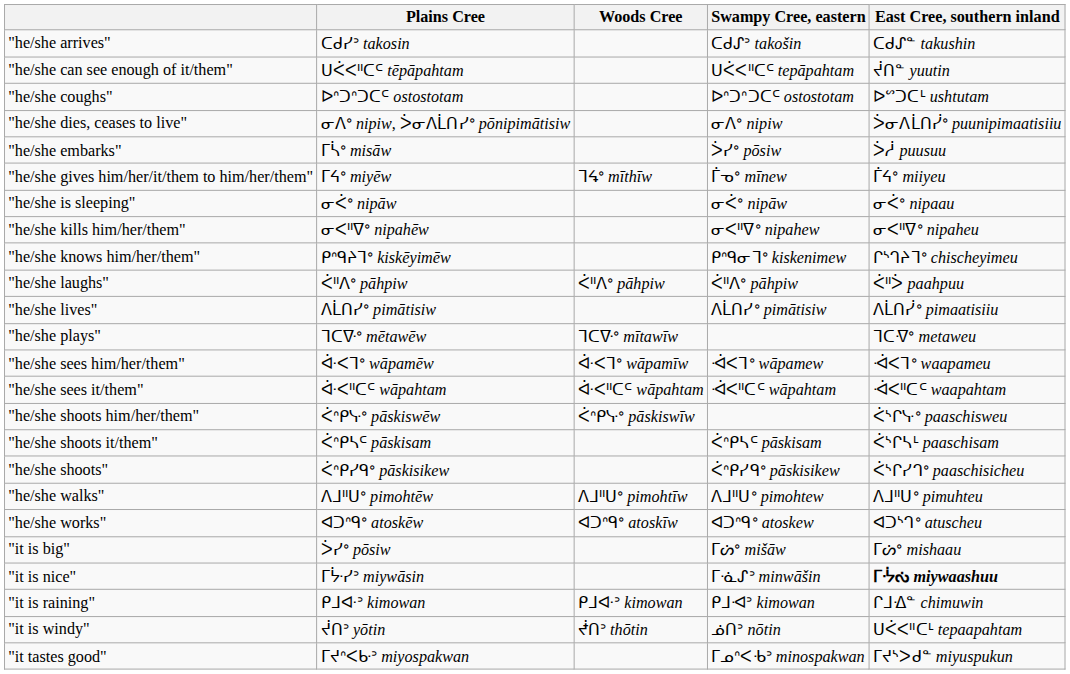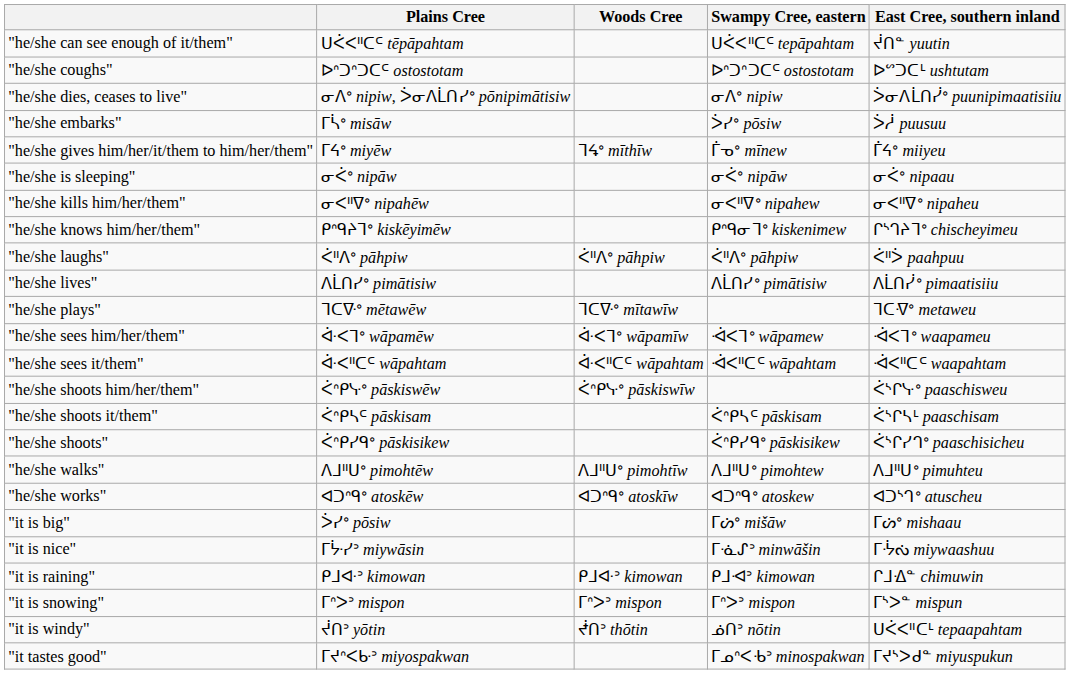- row: (59, 43)
(936, 576) bold -> (934, 550) normal
+ row: (56, 602)
